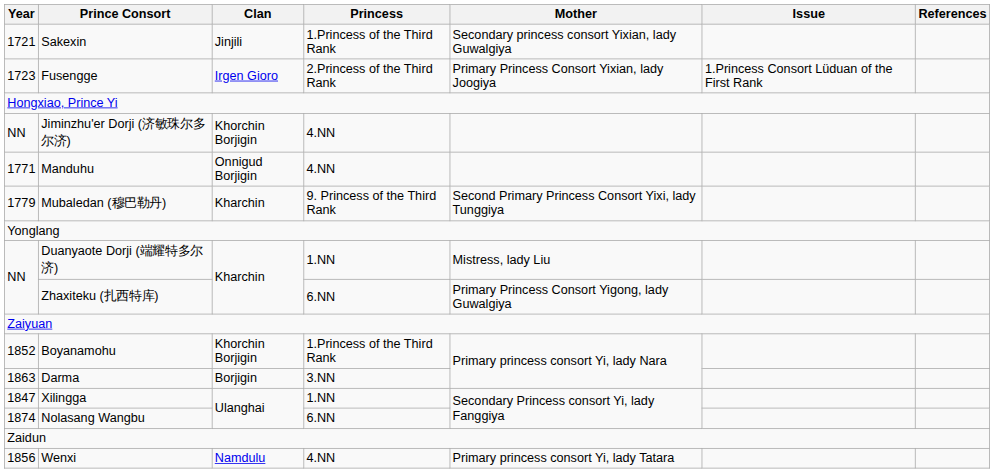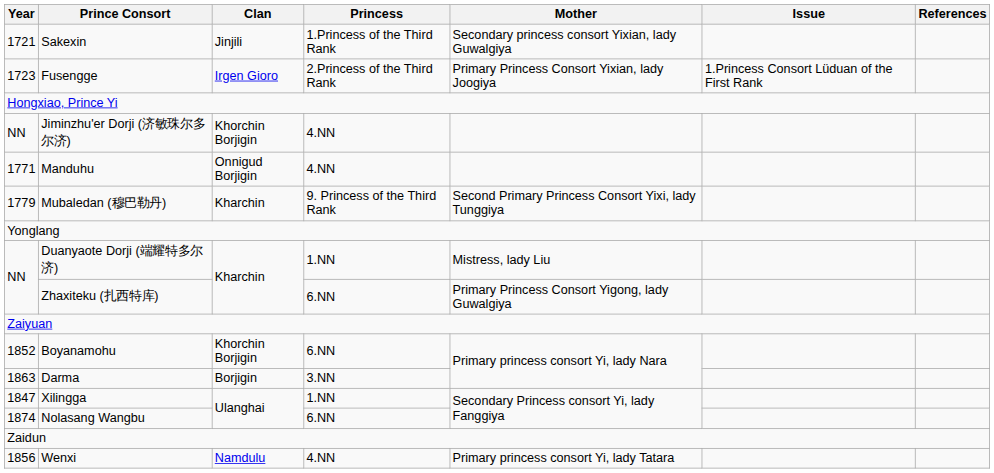(370, 351) 1.Princess of the Third Rank -> (321, 351) 6.NN
